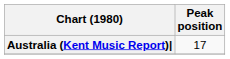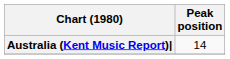(200, 44) 17 -> (200, 44) 14
